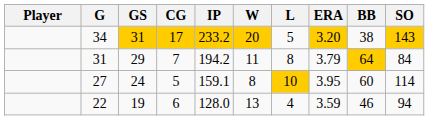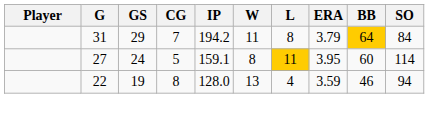- row: (100, 37)
(290, 81) 10 -> (290, 59) 11
(176, 103) 6 -> (176, 81) 8
